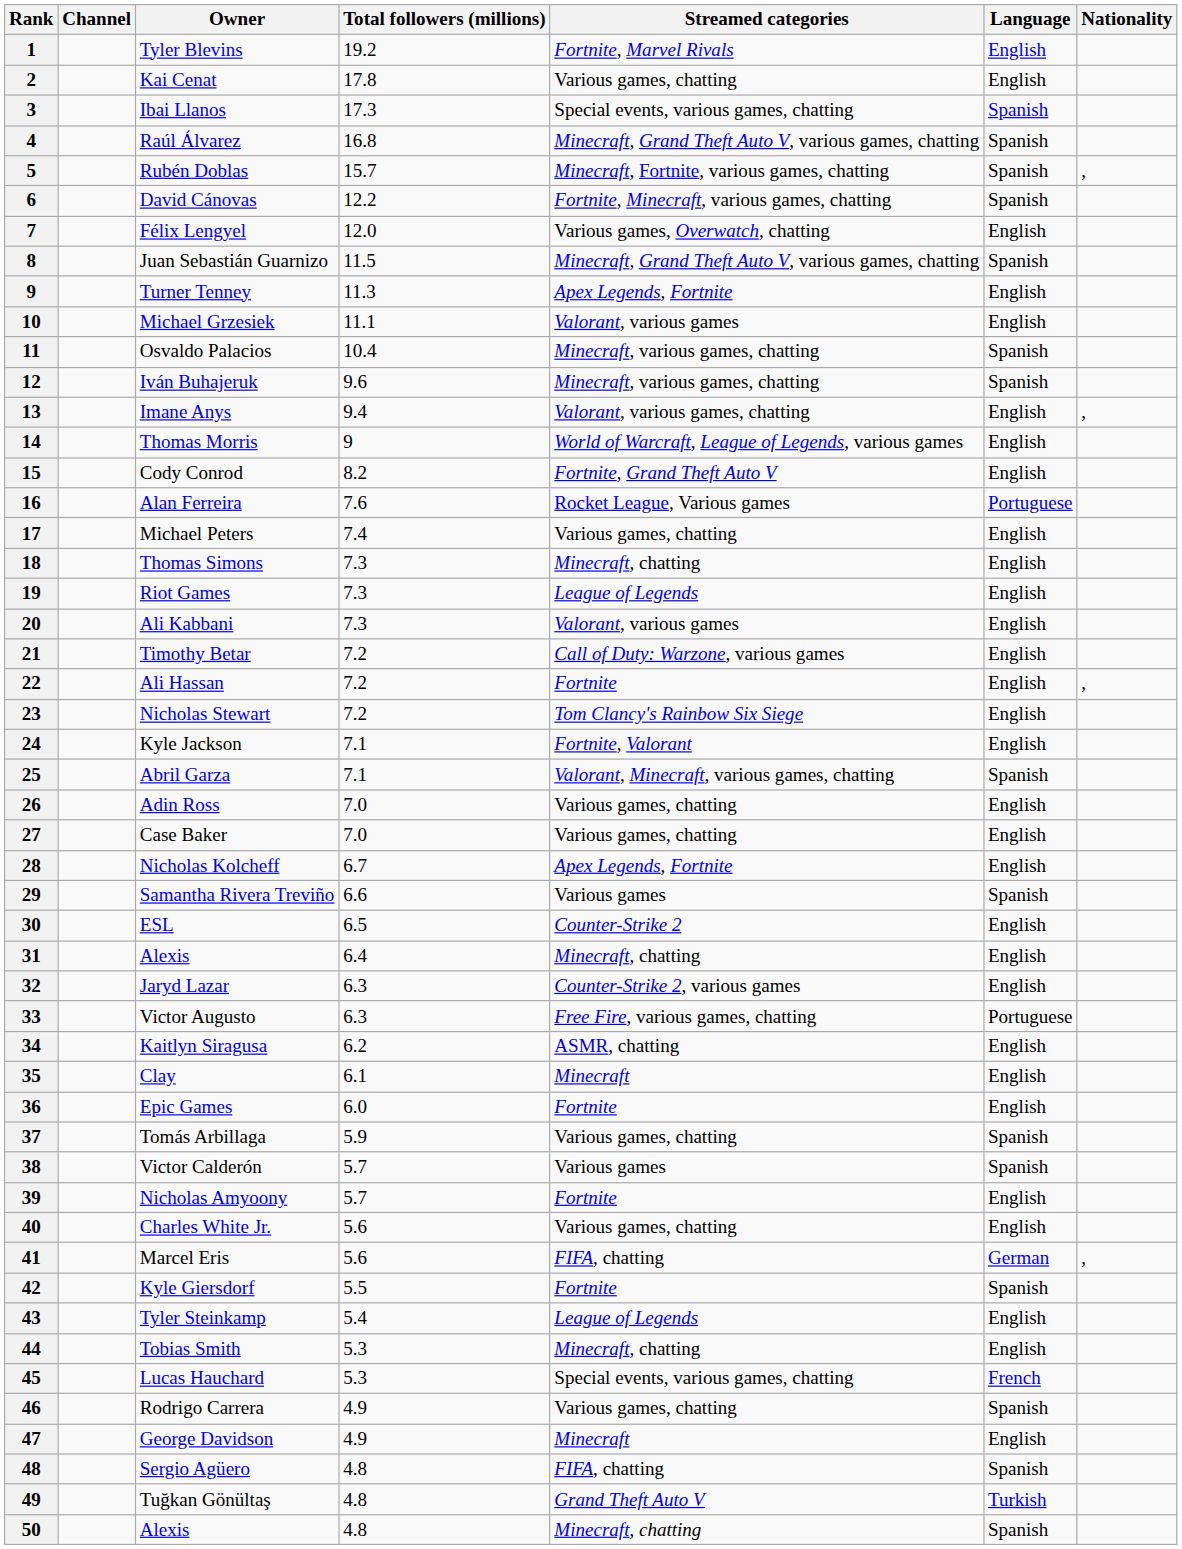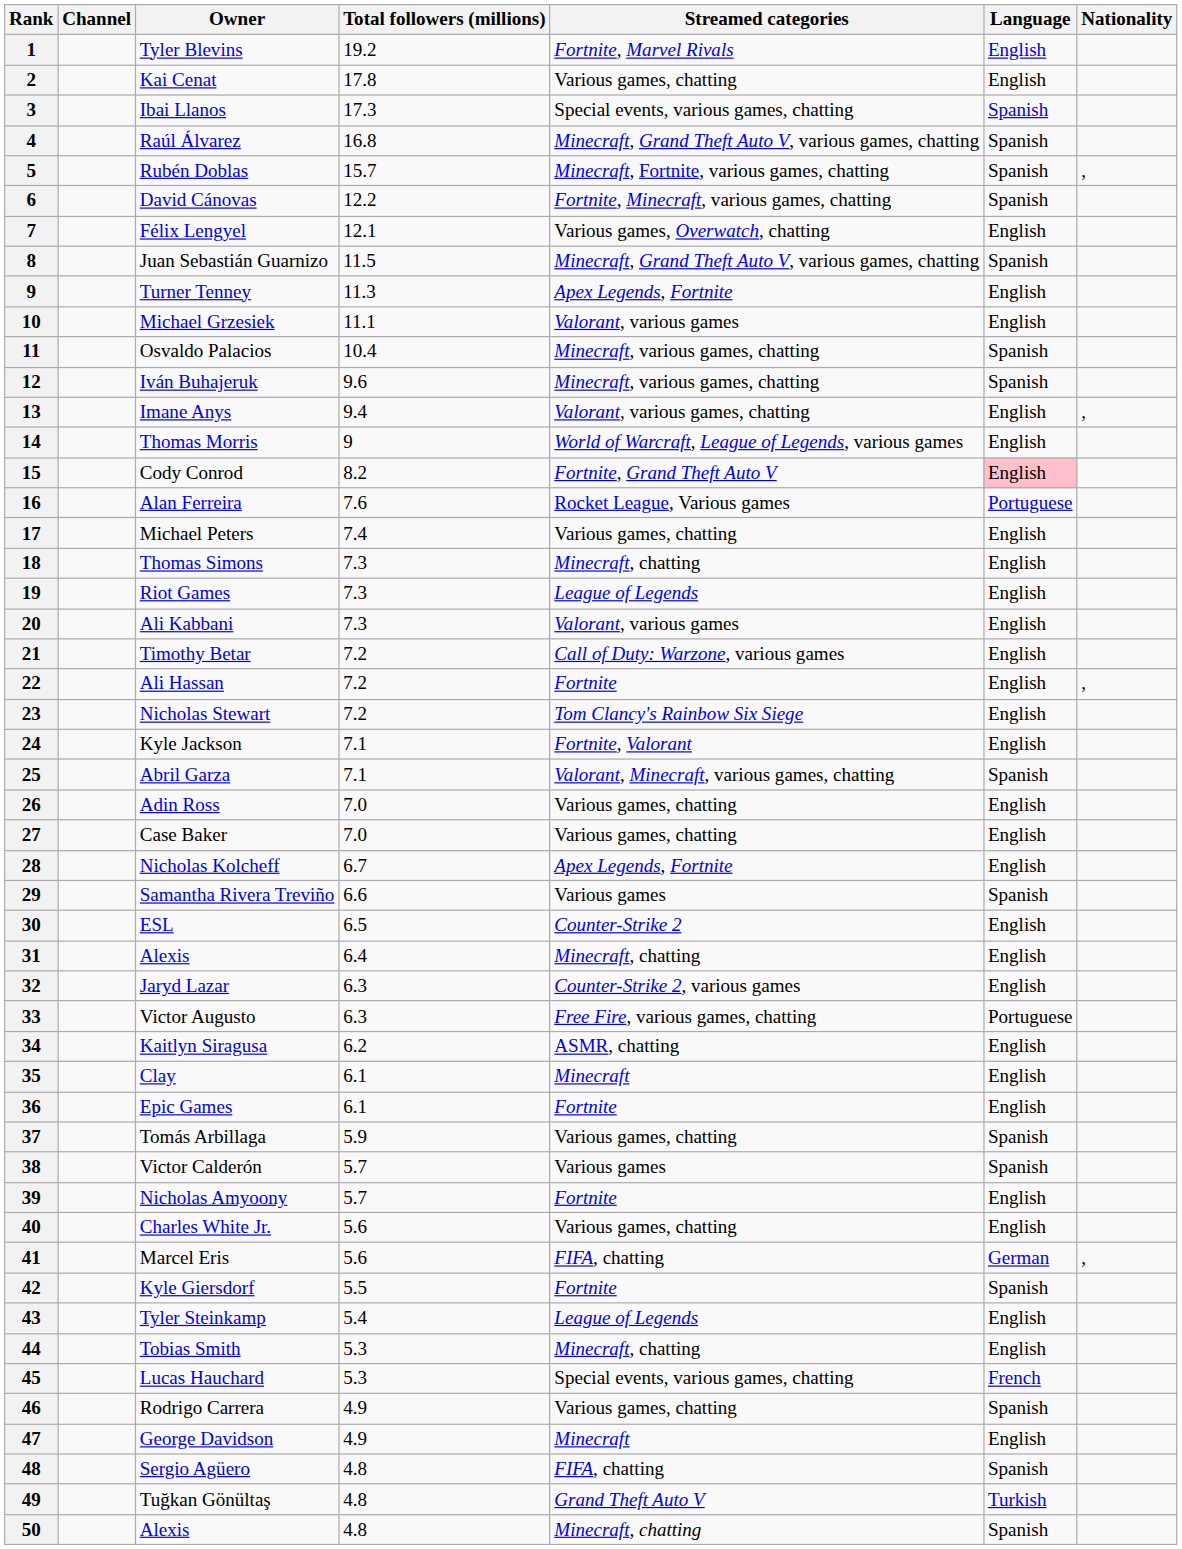(360, 230) 12.0 -> (360, 230) 12.1
(1017, 472) no background -> (1017, 472) pink background
(355, 1106) 6.0 -> (355, 1106) 6.1
